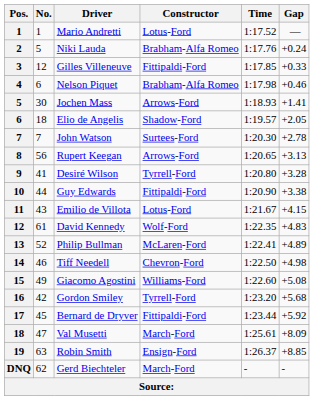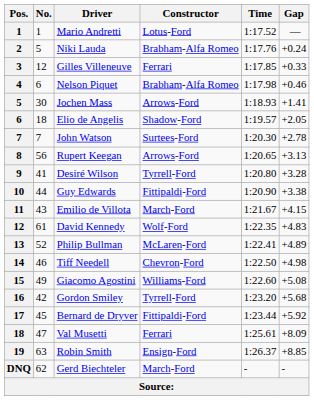(174, 66) Fittipaldi-Ford -> (157, 66) Ferrari
(167, 209) Lotus-Ford -> (169, 209) March-Ford
(169, 333) March-Ford -> (157, 333) Ferrari
